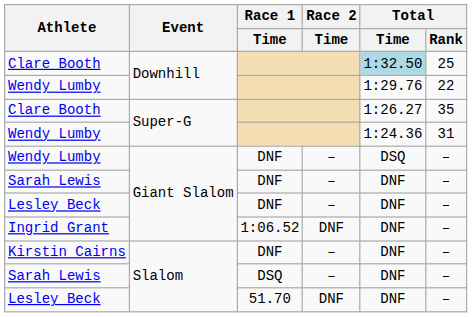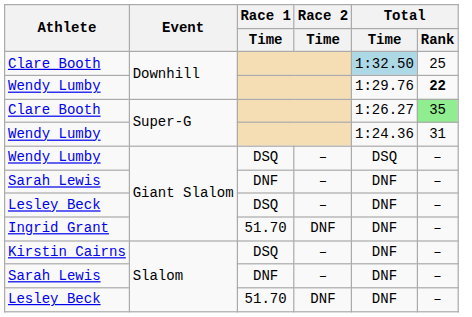(446, 87) normal -> (438, 87) bold
(446, 110) no background -> (438, 110) lightgreen background
(270, 158) DNF -> (266, 158) DSQ
(270, 205) DNF -> (266, 205) DSQ
(270, 228) 1:06.52 -> (266, 228) 51.70
(270, 252) DNF -> (266, 252) DSQ
(270, 276) DSQ -> (266, 276) DNF
